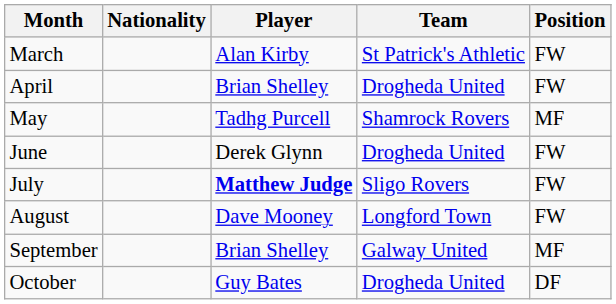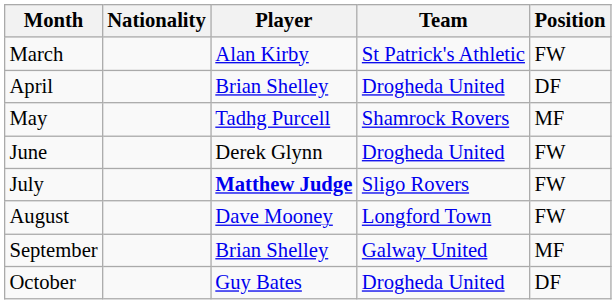(550, 86) FW -> (548, 86) DF
